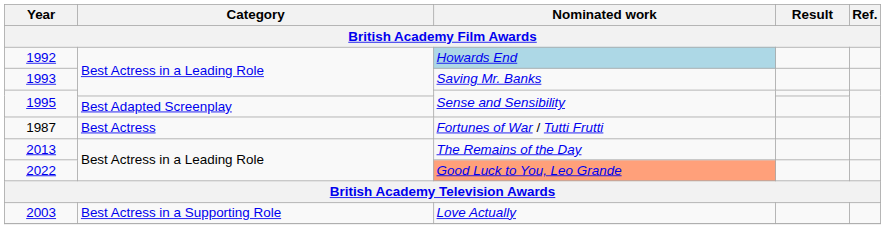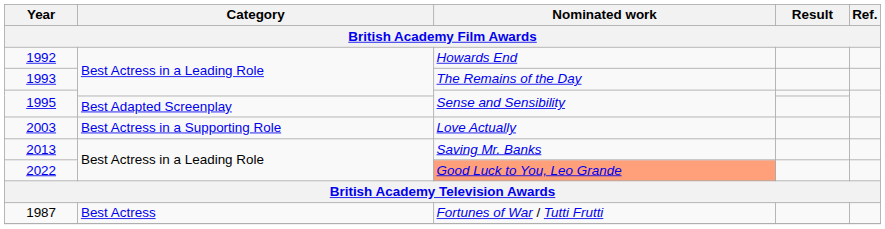(477, 57) lightblue background -> (477, 57) no background
(489, 79) Saving Mr. Banks -> (509, 79) The Remains of the Day
rows swapped: (41, 213) <-> (41, 127)
(509, 149) The Remains of the Day -> (489, 149) Saving Mr. Banks
